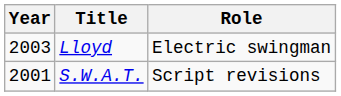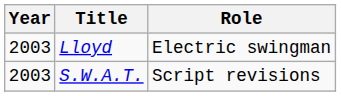(30, 76) 2001 -> (30, 76) 2003
